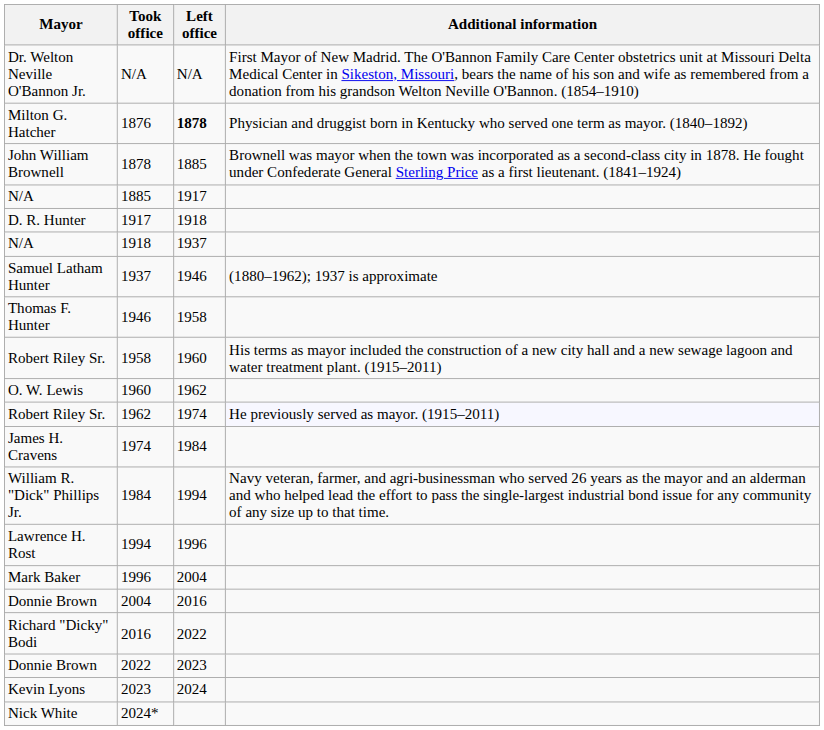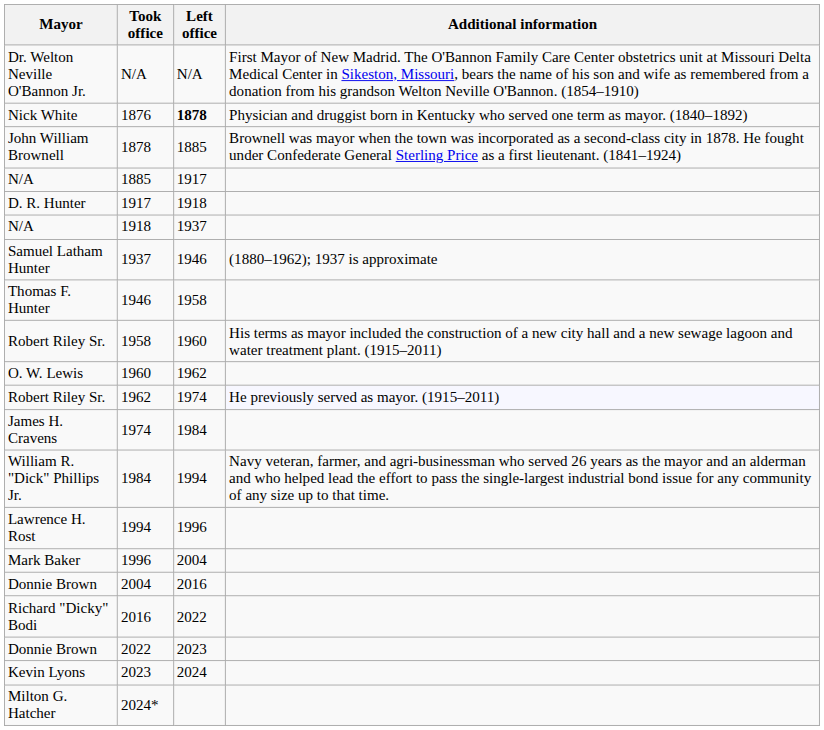(38, 123) Milton G. Hatcher -> (43, 114) Nick White
(43, 713) Nick White -> (38, 704) Milton G. Hatcher
